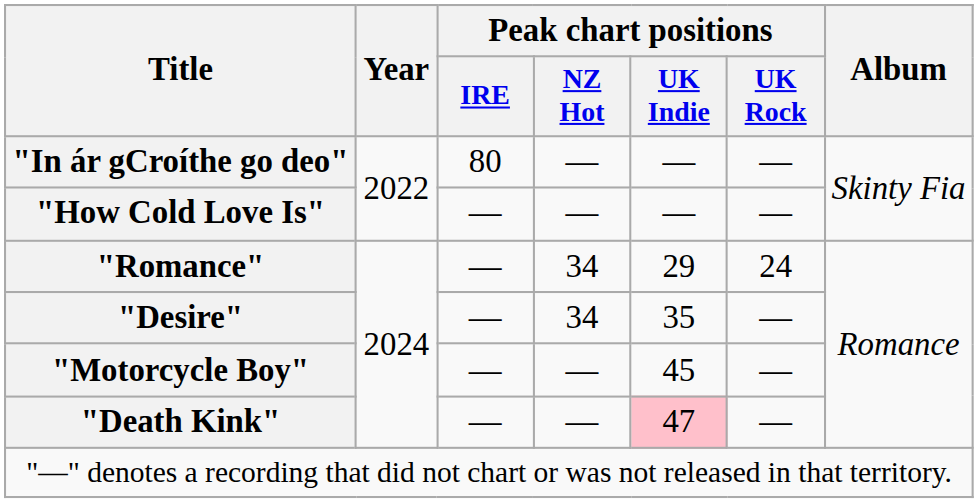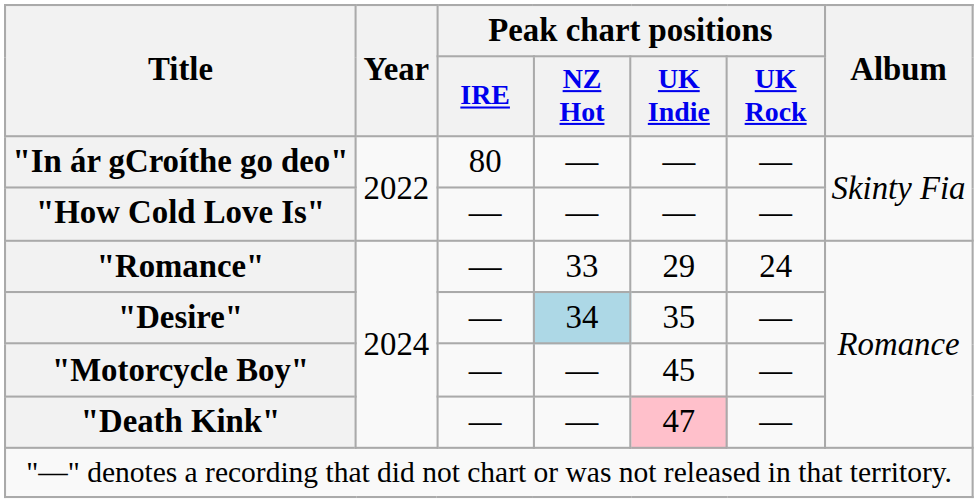(582, 265) 34 -> (582, 265) 33
(582, 317) no background -> (582, 317) lightblue background
